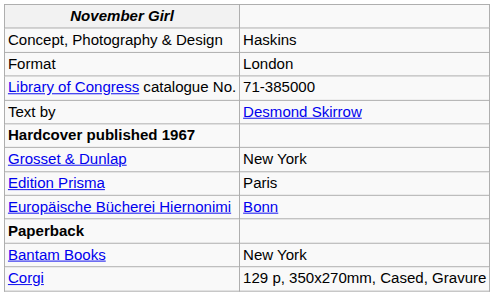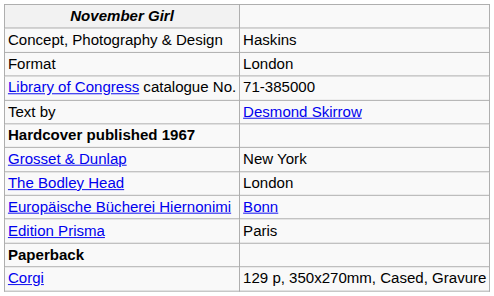+ row: (66, 183)
rows swapped: (56, 183) <-> (120, 207)
- row: (57, 254)
